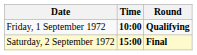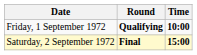columns swapped: (130, 12) <-> (168, 12)
